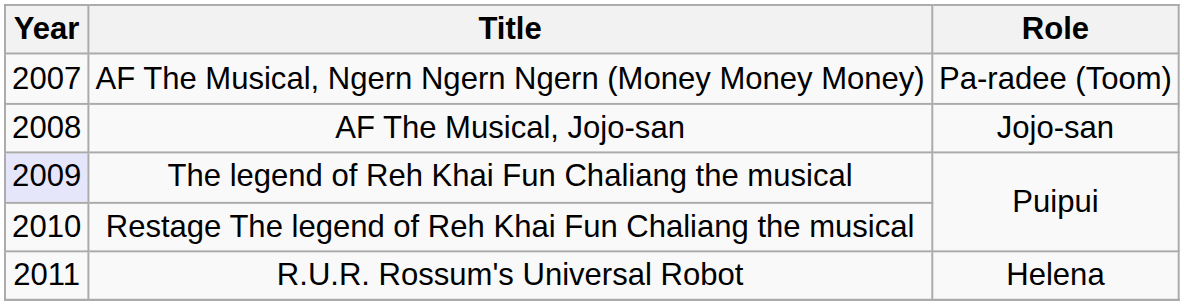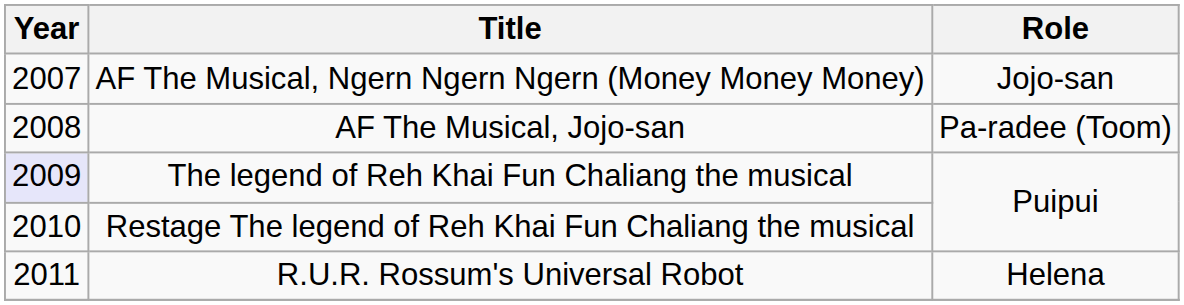(1055, 78) Pa-radee (Toom) -> (1055, 78) Jojo-san
(1055, 127) Jojo-san -> (1055, 127) Pa-radee (Toom)
